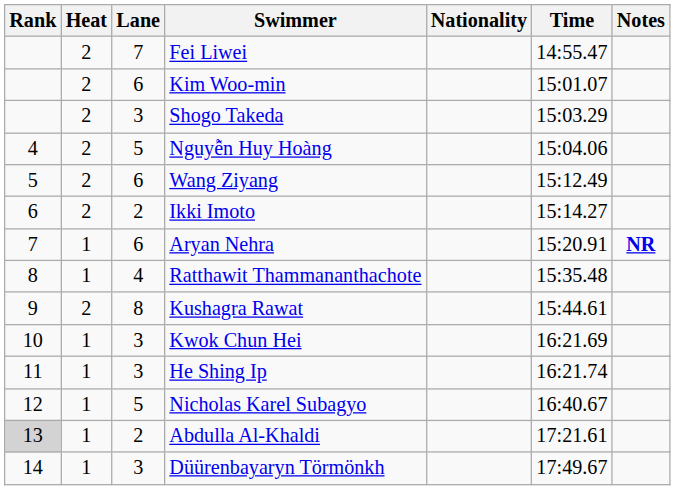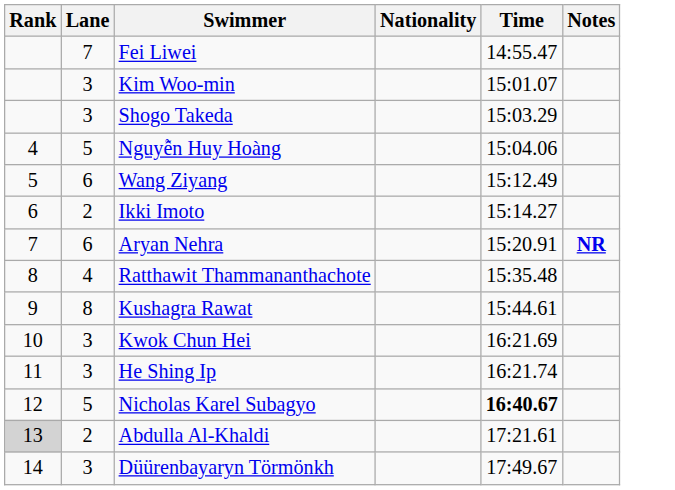- column: (86, 20)
(138, 84) 6 -> (87, 84) 3
(572, 404) normal -> (522, 404) bold
